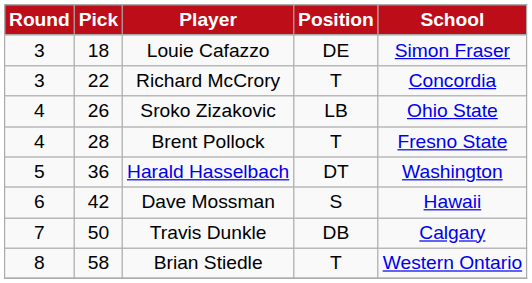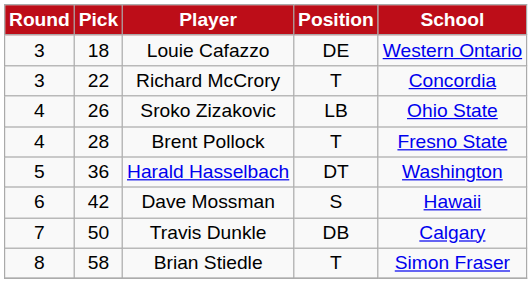(452, 50) Simon Fraser -> (452, 50) Western Ontario
(452, 263) Western Ontario -> (452, 263) Simon Fraser
